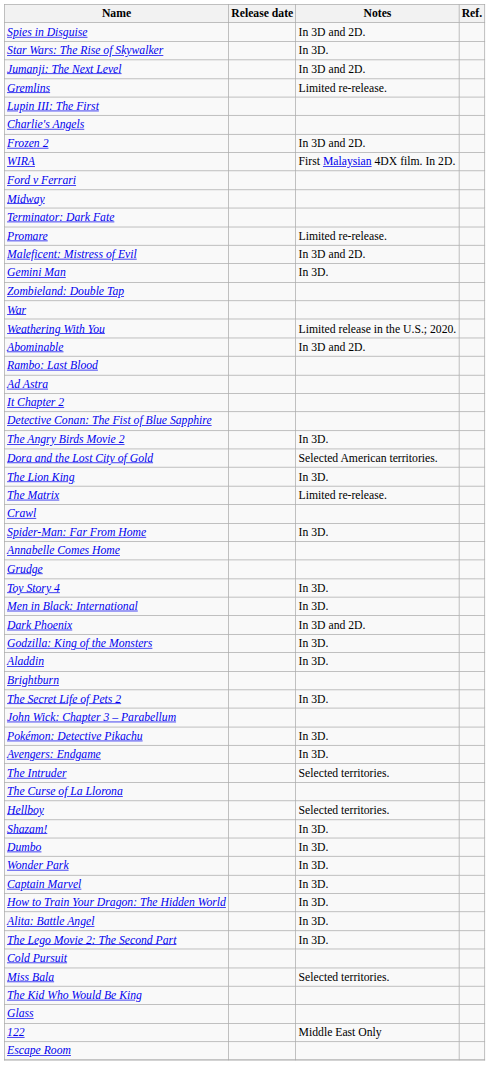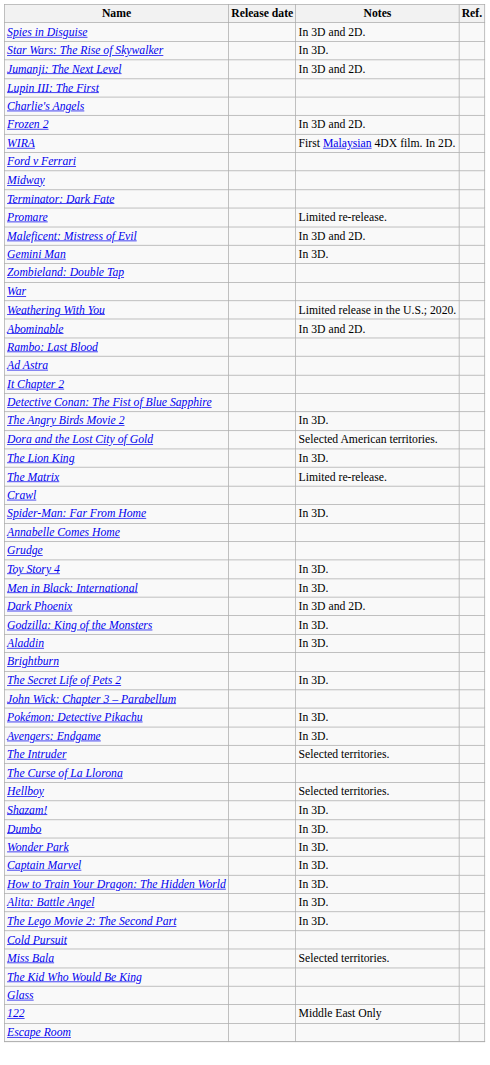- row: (29, 87)
